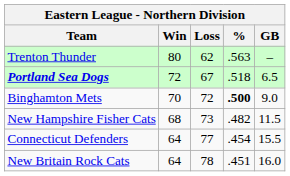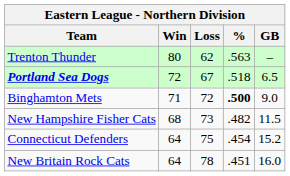(175, 98) 70 -> (175, 98) 71
(207, 139) 77 -> (207, 139) 75
(270, 139) 15.5 -> (270, 139) 15.2
